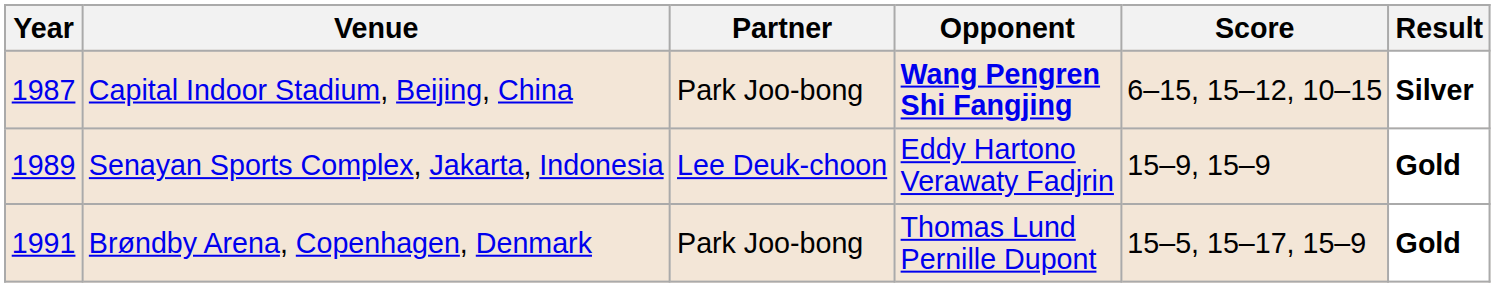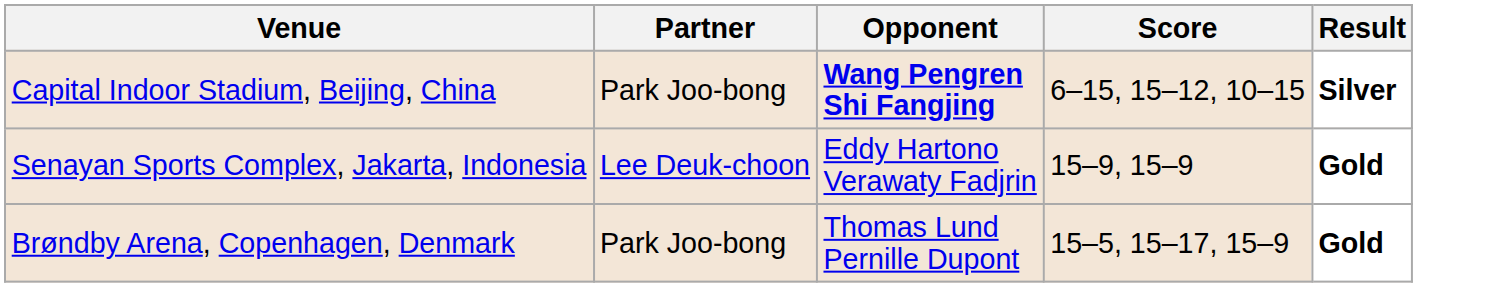- column: (44, 28)
